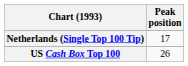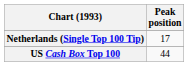(165, 54) 26 -> (165, 54) 44
